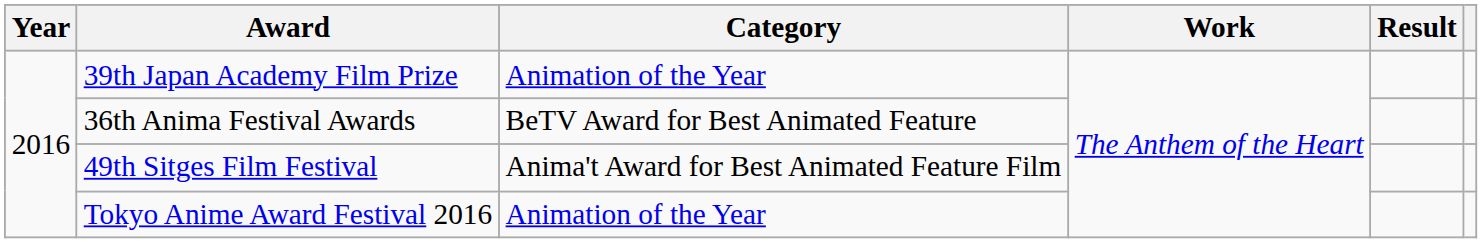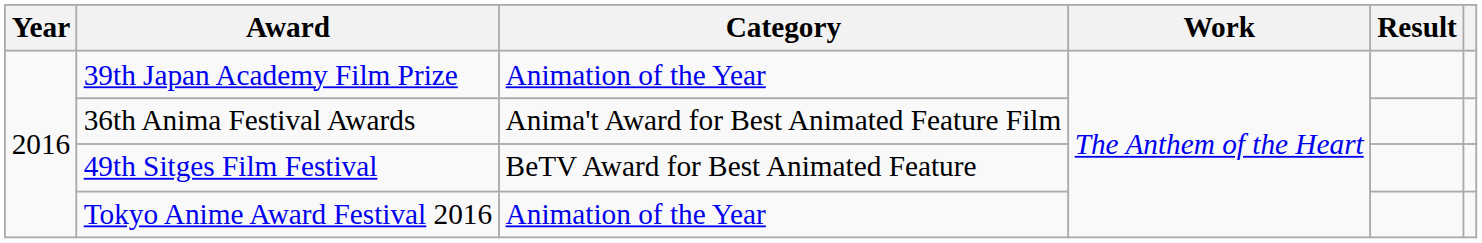(741, 120) BeTV Award for Best Animated Feature -> (783, 120) Anima't Award for Best Animated Feature Film
(783, 167) Anima't Award for Best Animated Feature Film -> (741, 167) BeTV Award for Best Animated Feature
